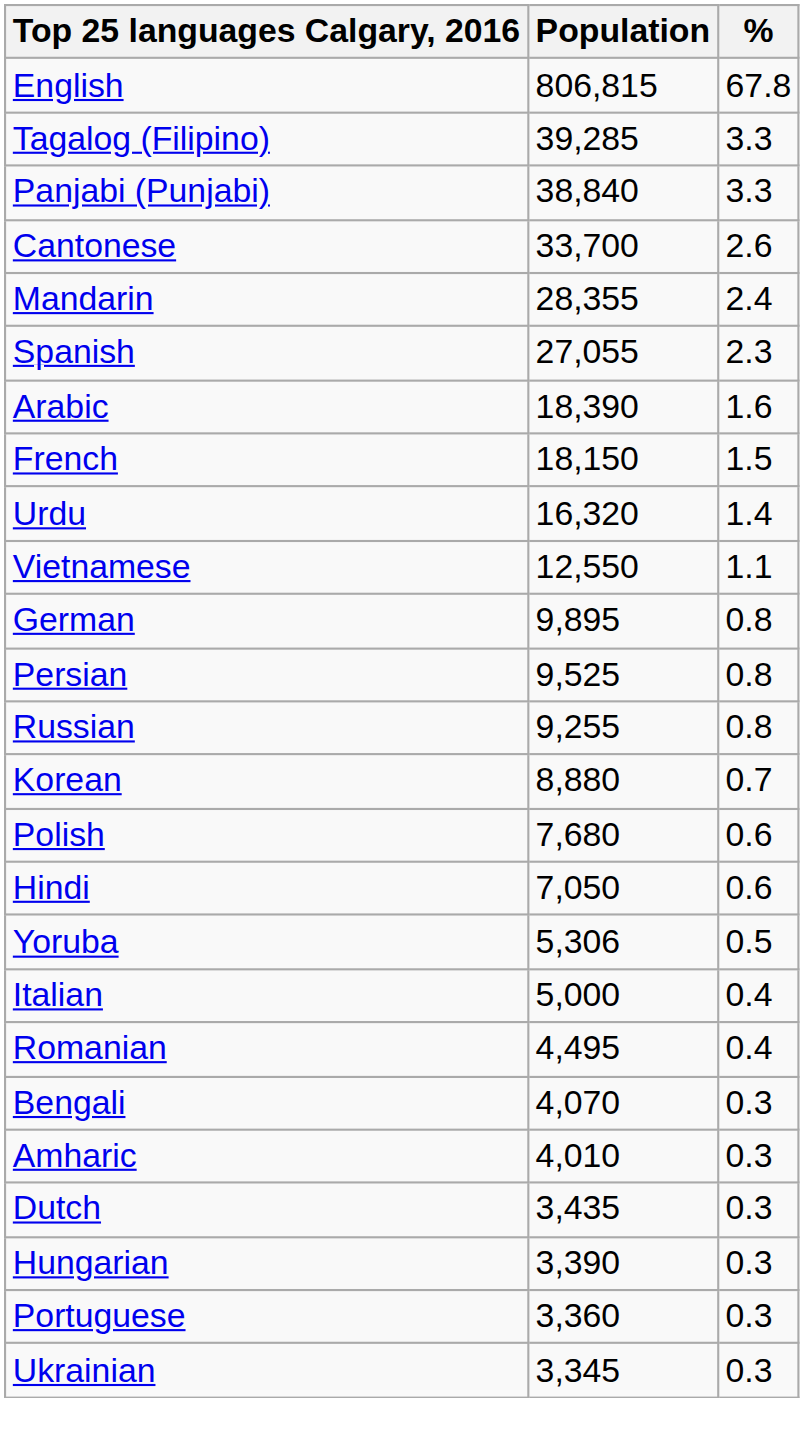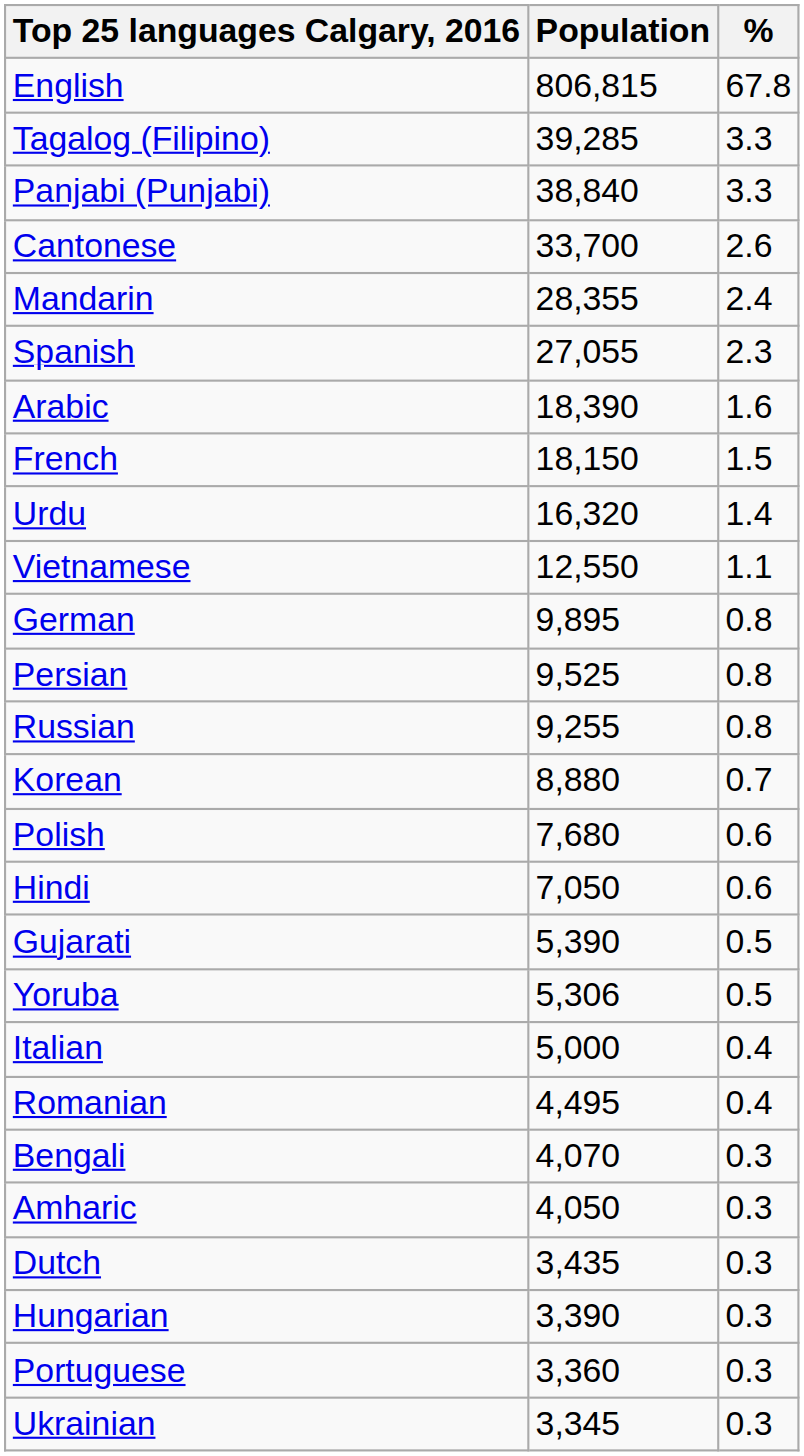+ row: (72, 941)
(578, 1155) 4,010 -> (578, 1209) 4,050
